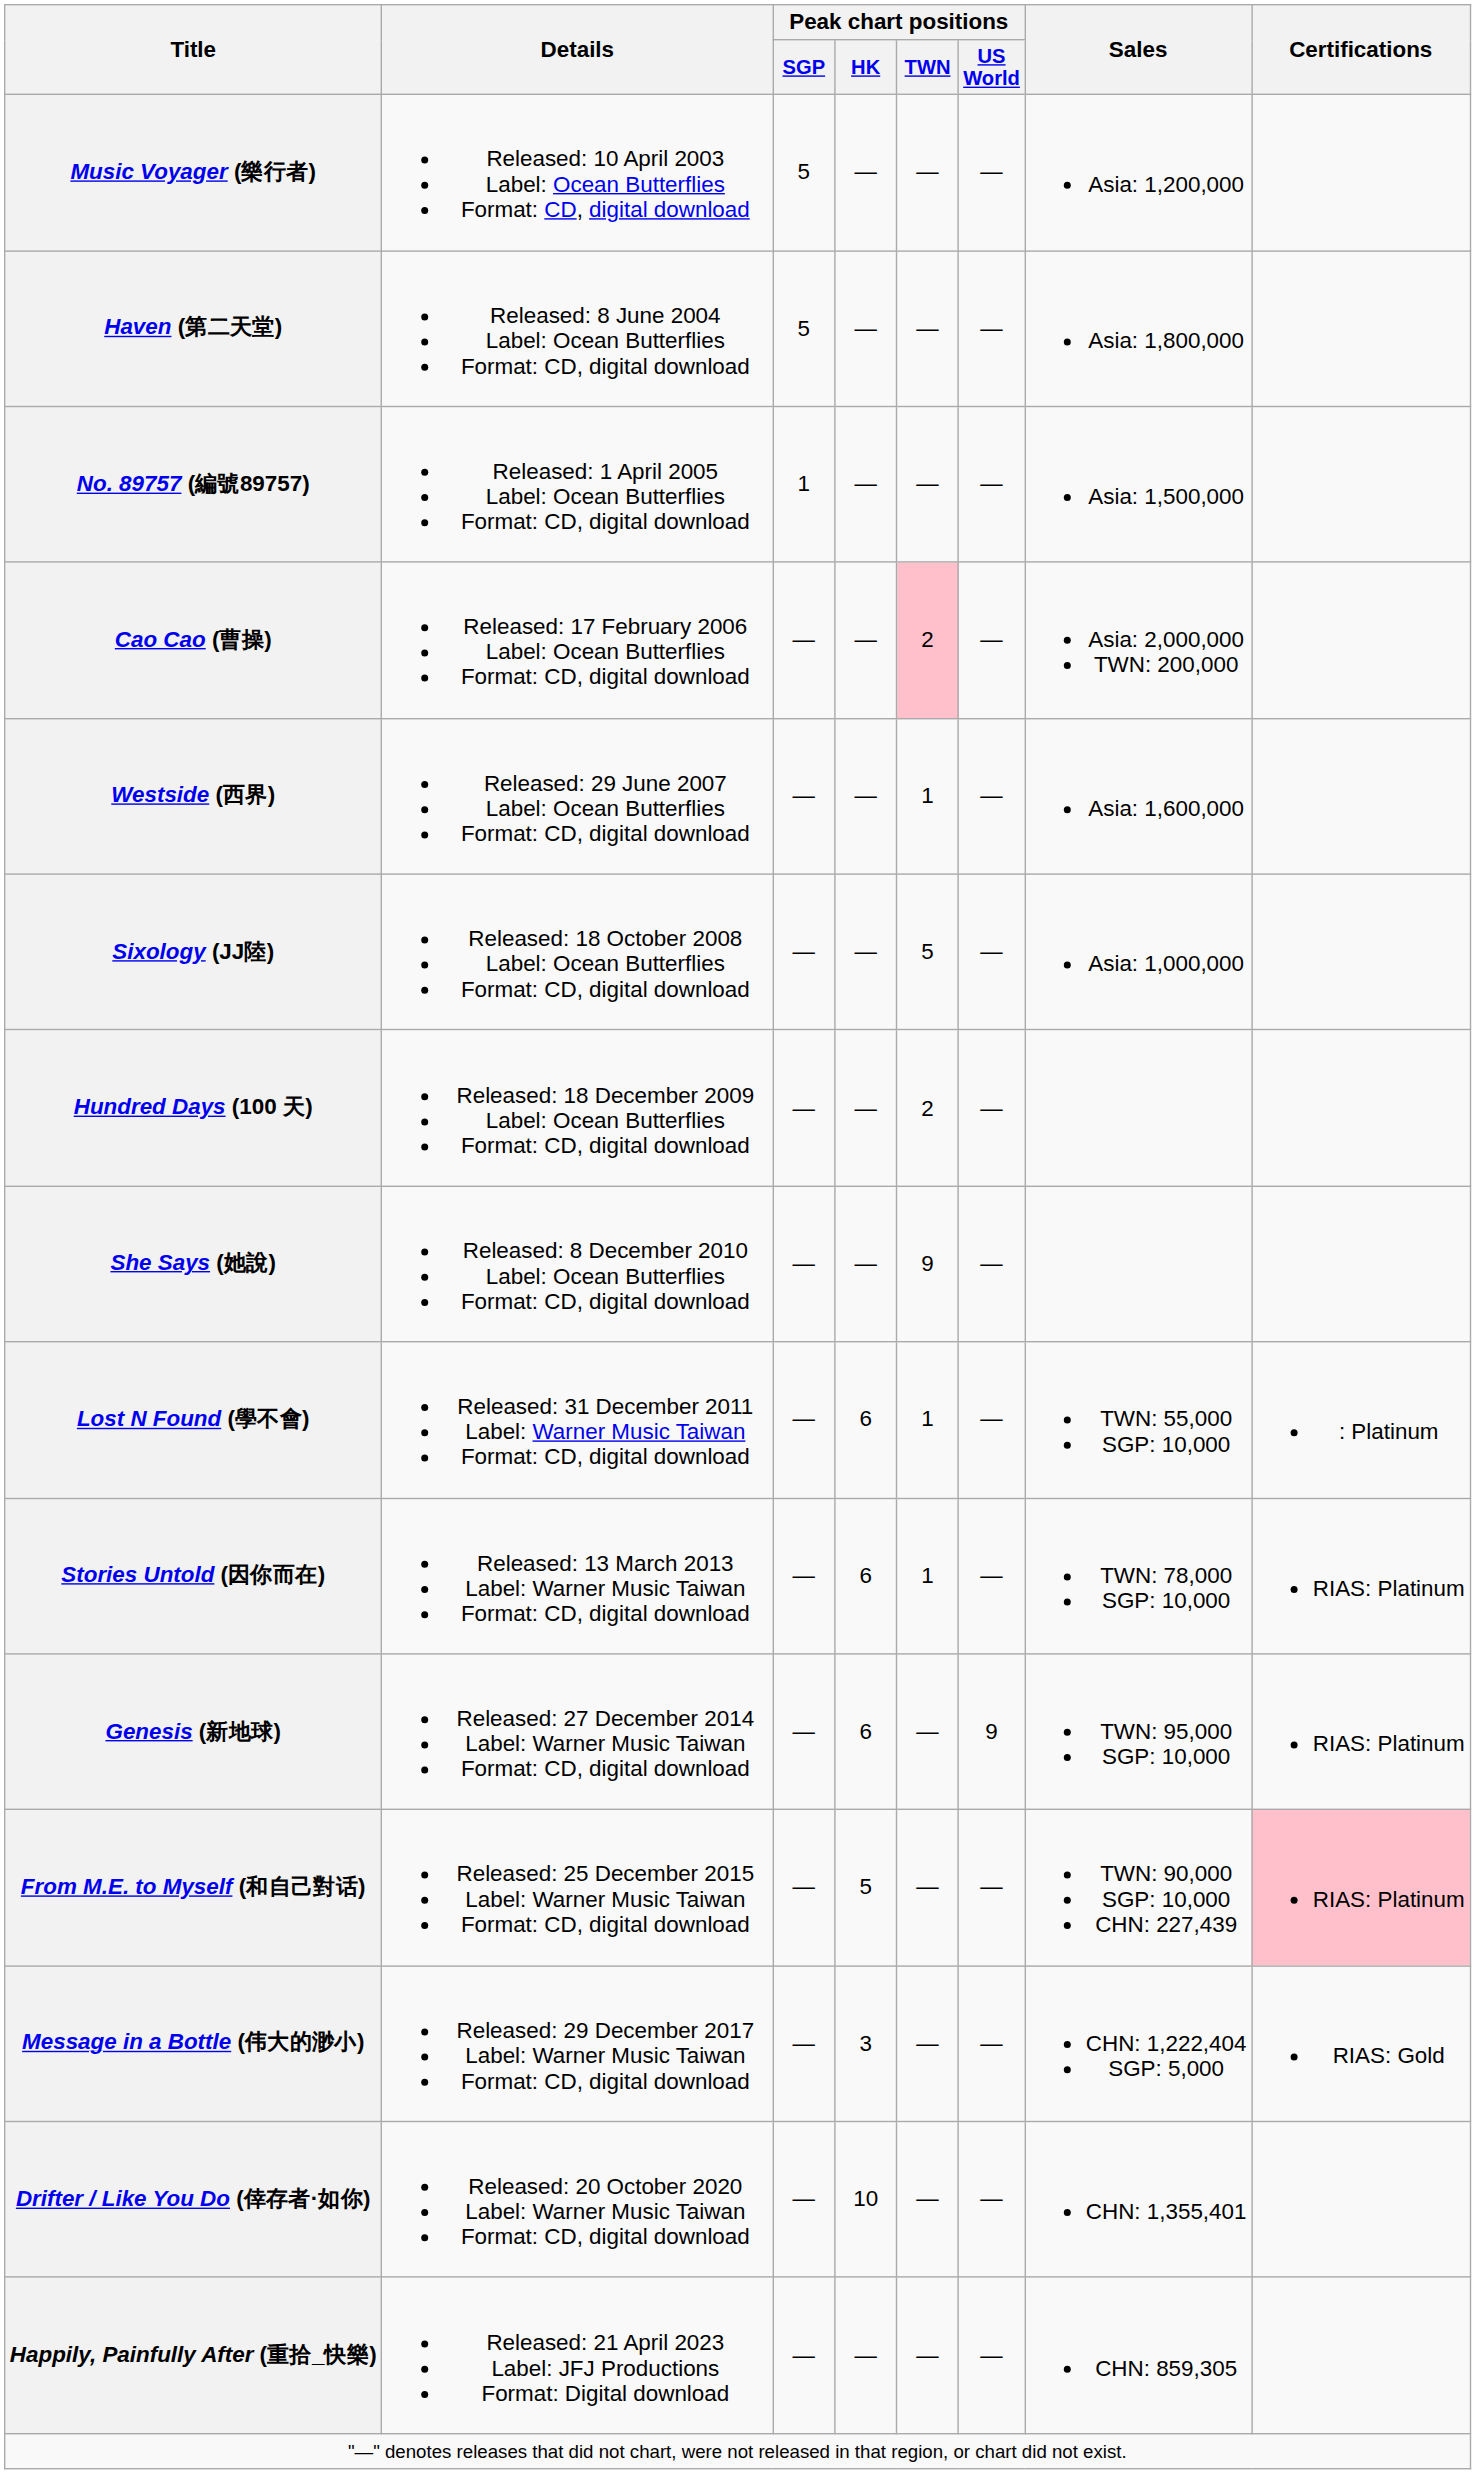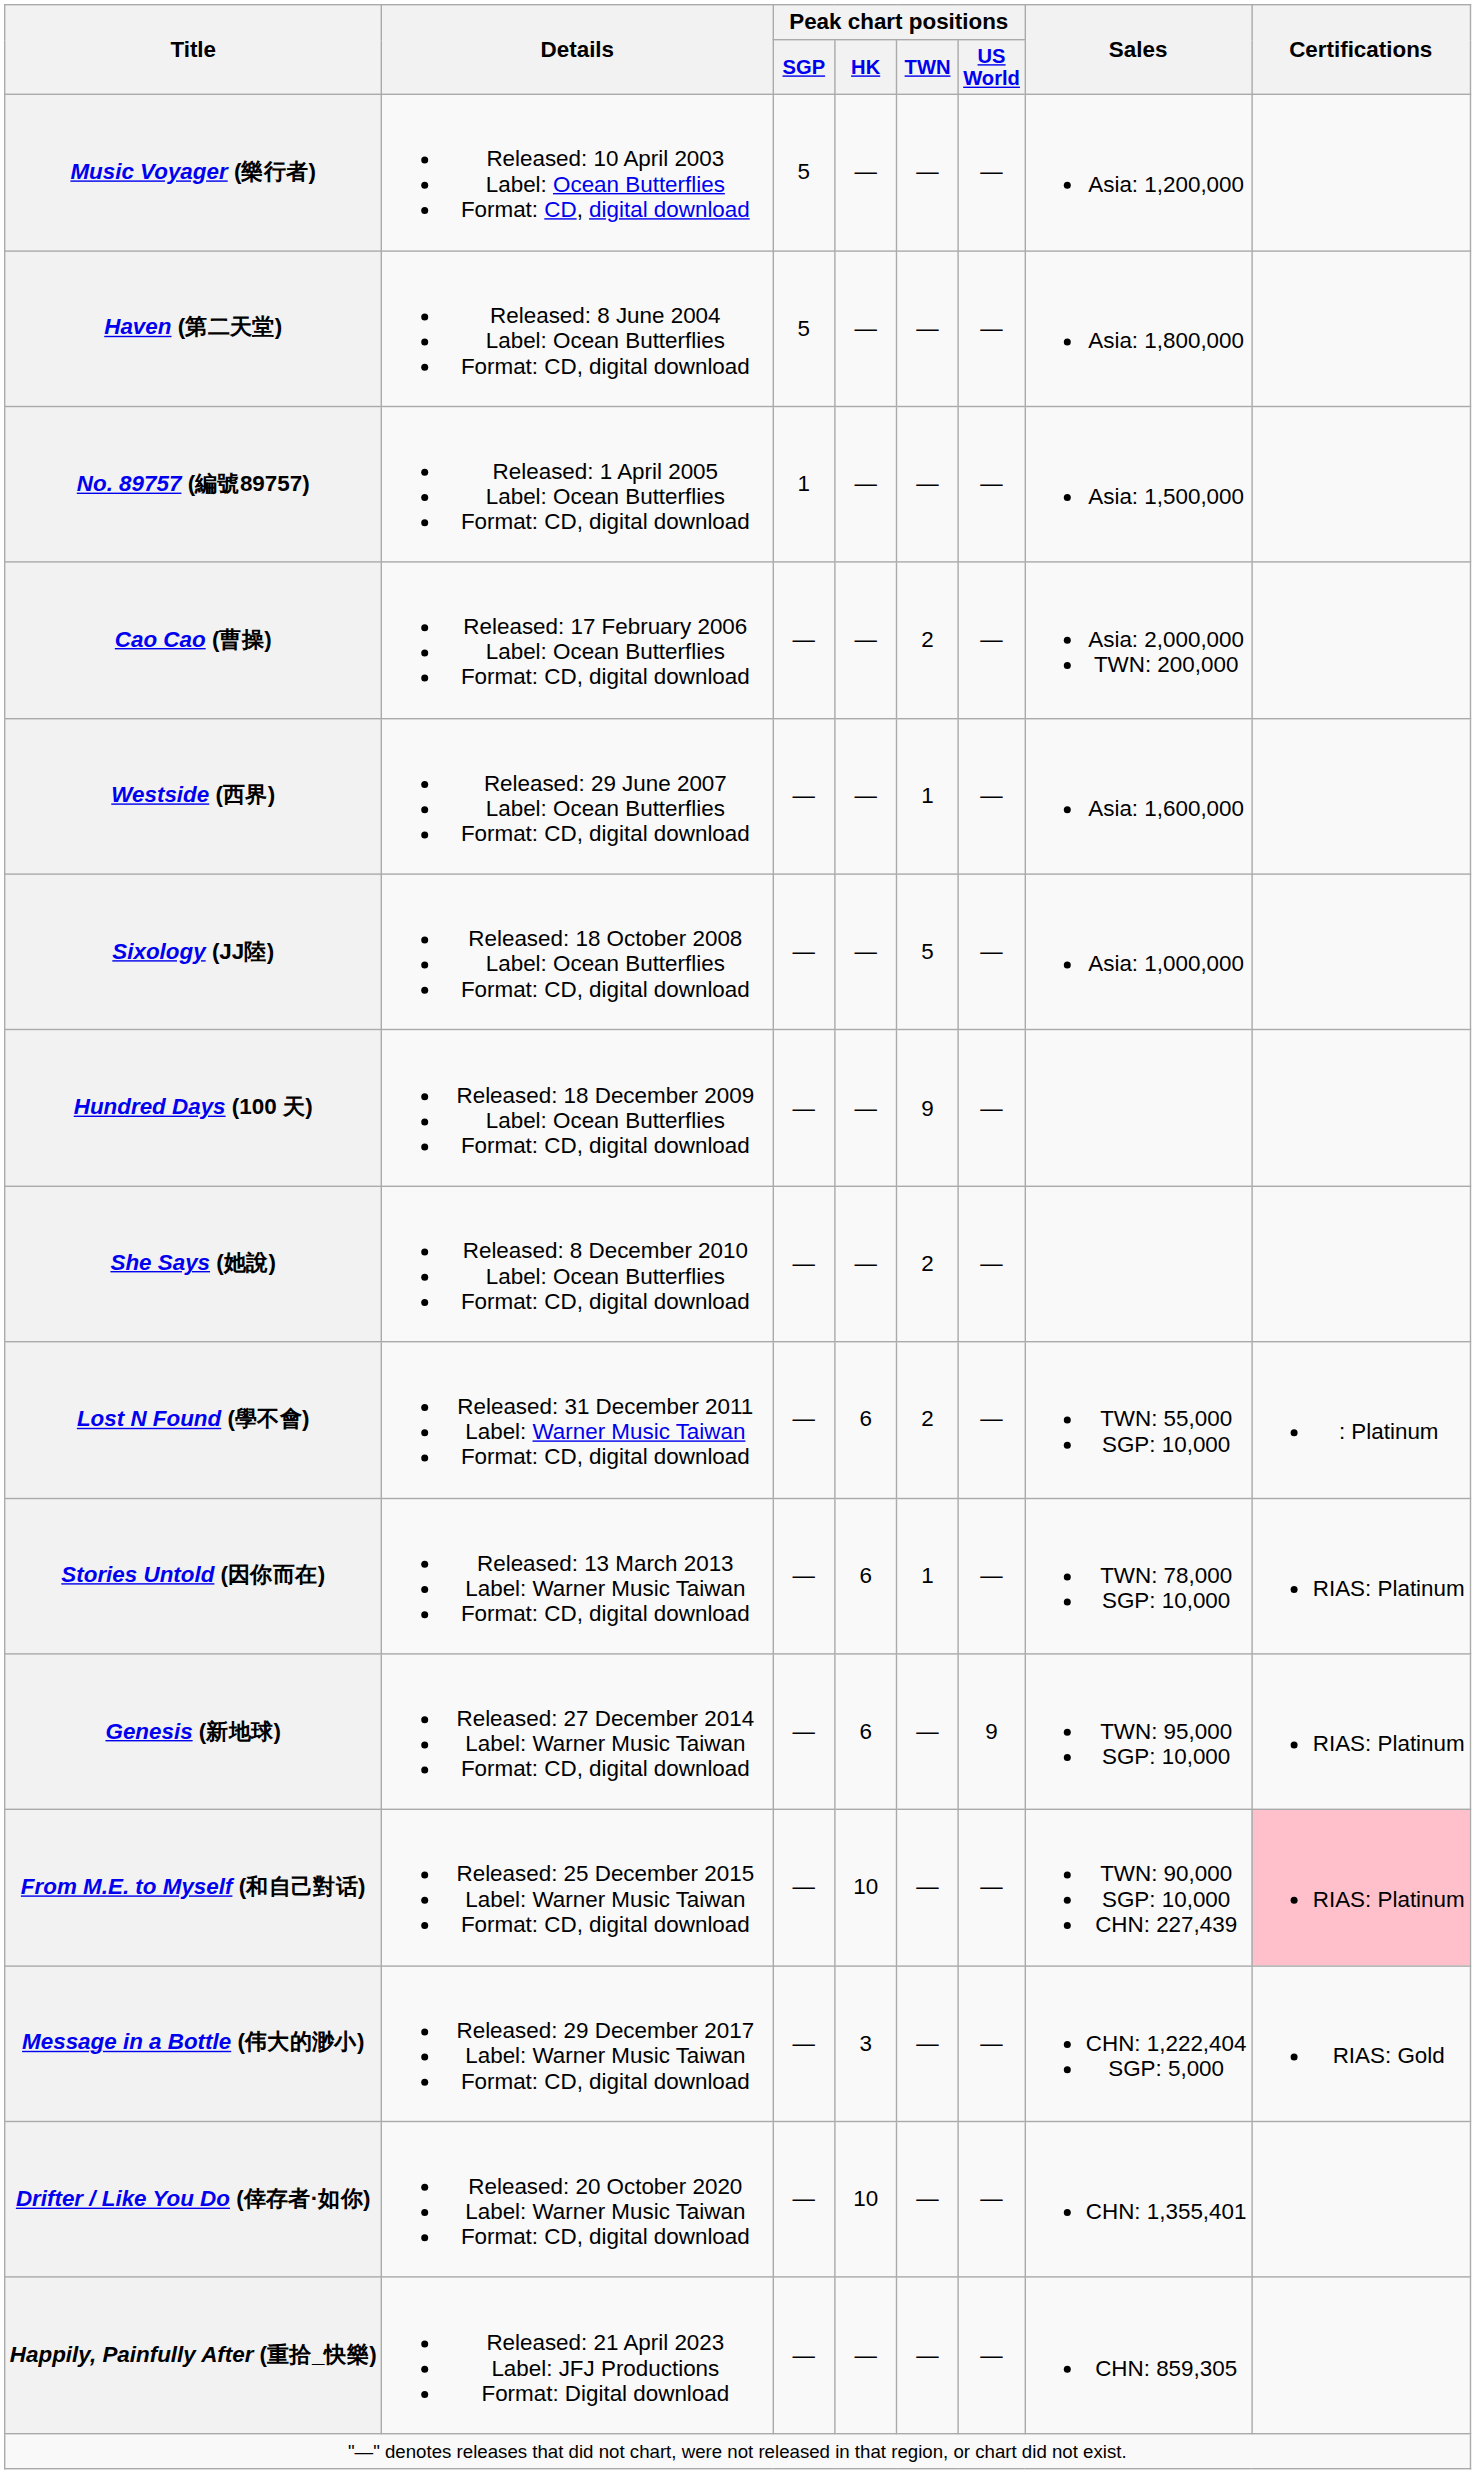(928, 640) pink background -> (928, 640) no background
(928, 1107) 2 -> (928, 1107) 9
(928, 1263) 9 -> (928, 1263) 2
(928, 1419) 1 -> (928, 1419) 2
(866, 1887) 5 -> (866, 1887) 10
